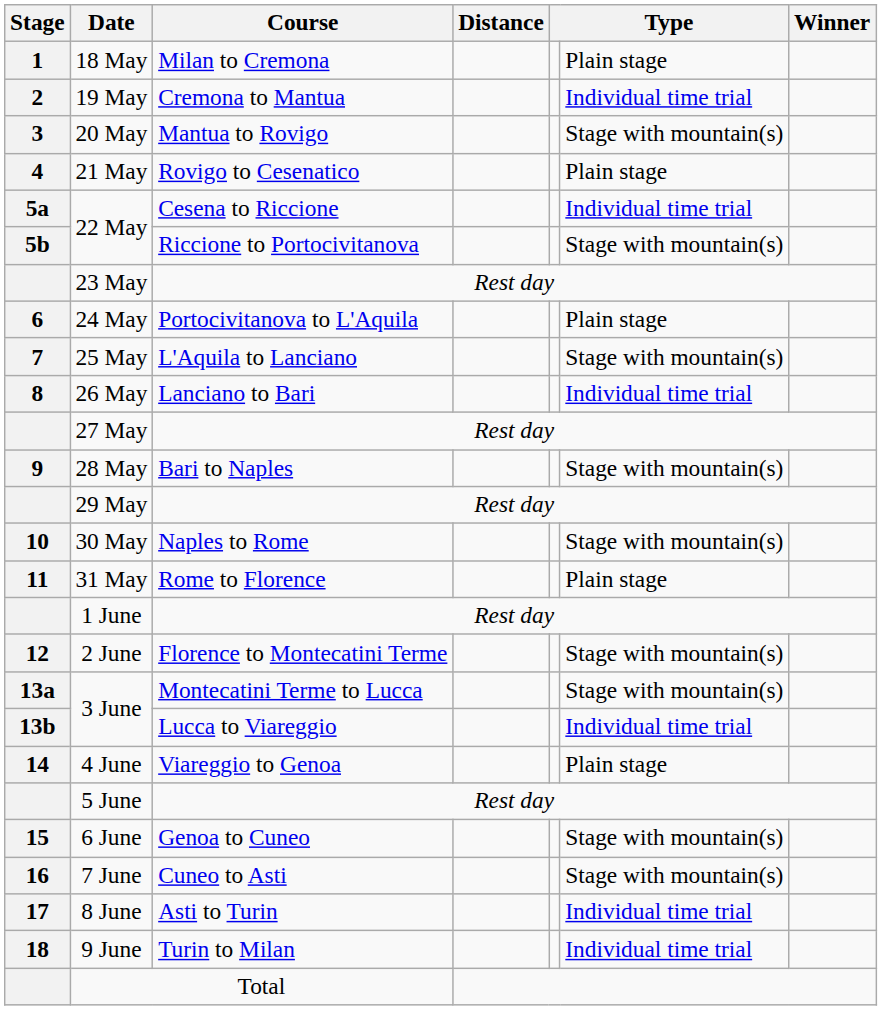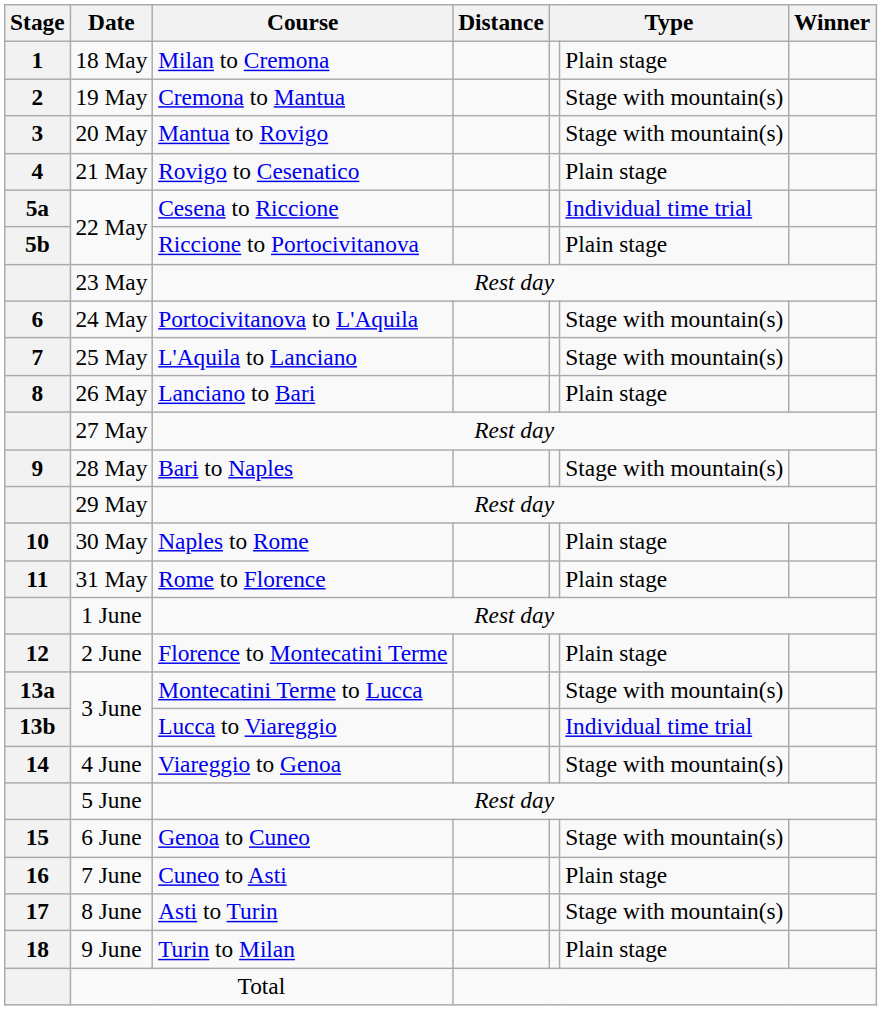(659, 97) Individual time trial -> (674, 97) Stage with mountain(s)
(674, 245) Stage with mountain(s) -> (616, 245) Plain stage
(616, 319) Plain stage -> (674, 319) Stage with mountain(s)
(659, 393) Individual time trial -> (616, 393) Plain stage
(674, 541) Stage with mountain(s) -> (616, 541) Plain stage
(674, 652) Stage with mountain(s) -> (616, 652) Plain stage
(616, 763) Plain stage -> (674, 763) Stage with mountain(s)
(674, 875) Stage with mountain(s) -> (616, 875) Plain stage
(659, 912) Individual time trial -> (674, 912) Stage with mountain(s)
(659, 949) Individual time trial -> (616, 949) Plain stage
